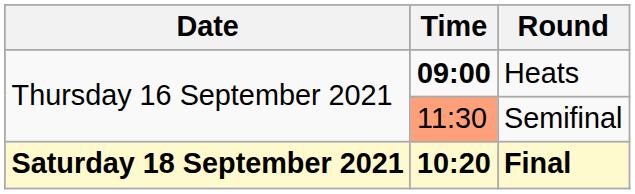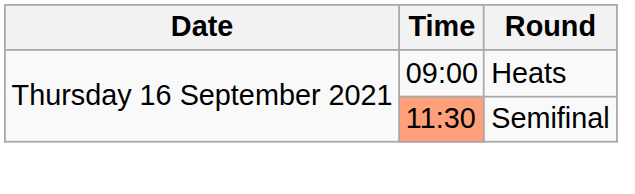(454, 73) bold -> (442, 73) normal
- row: (538, 164)
